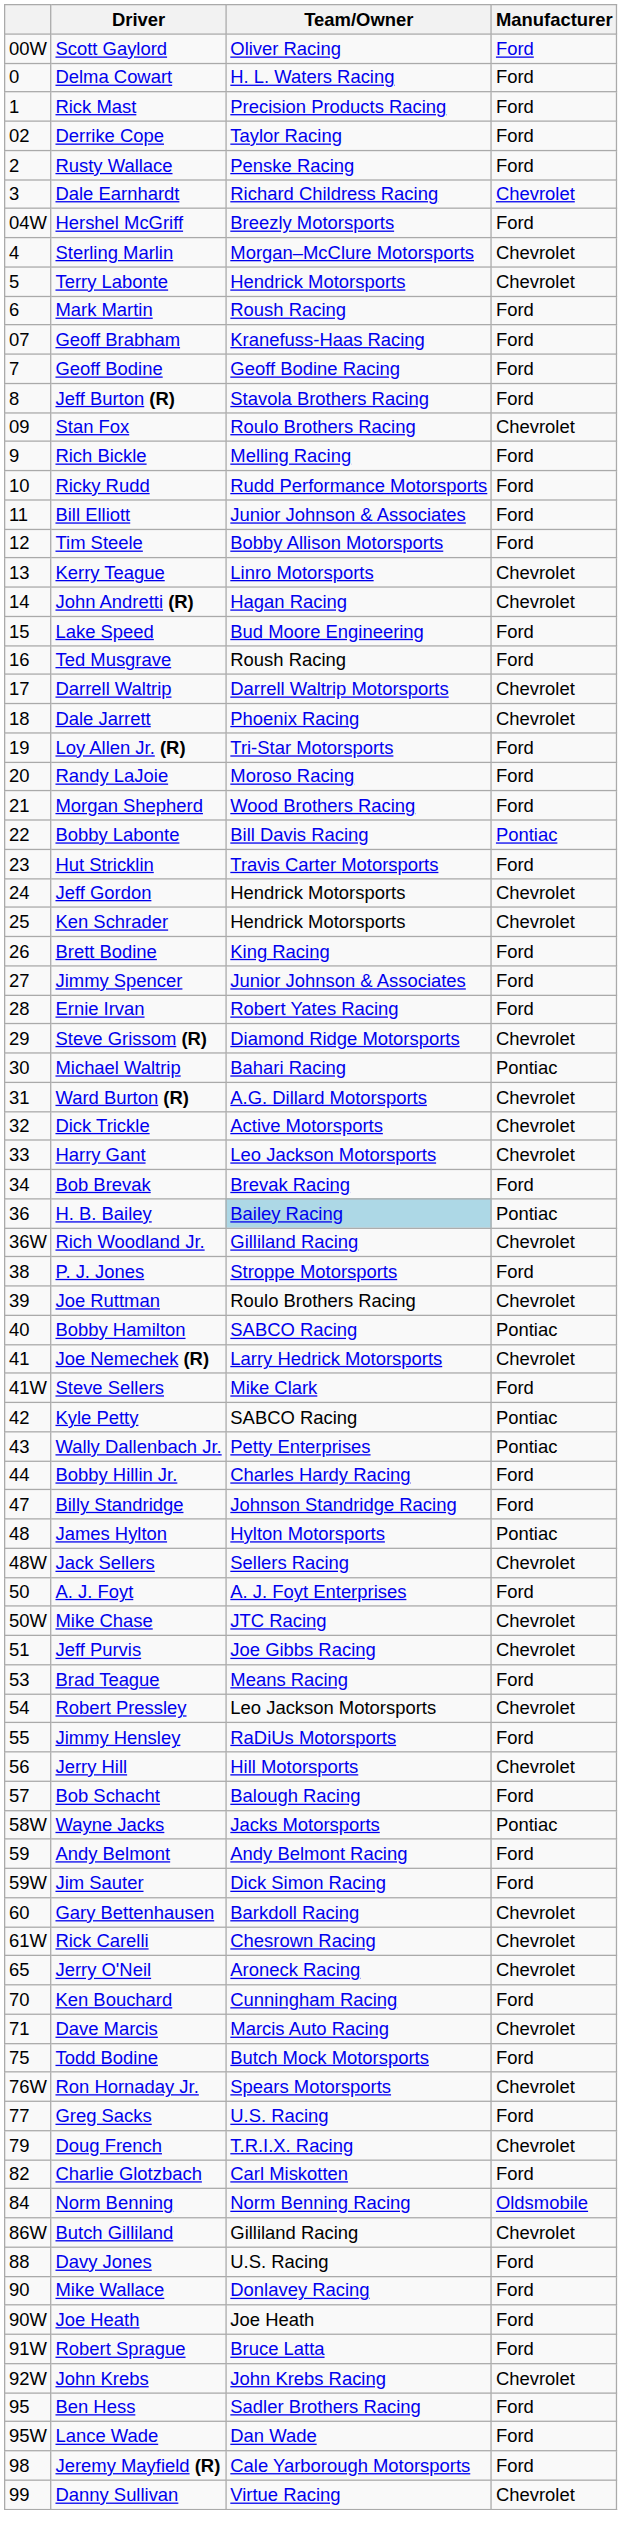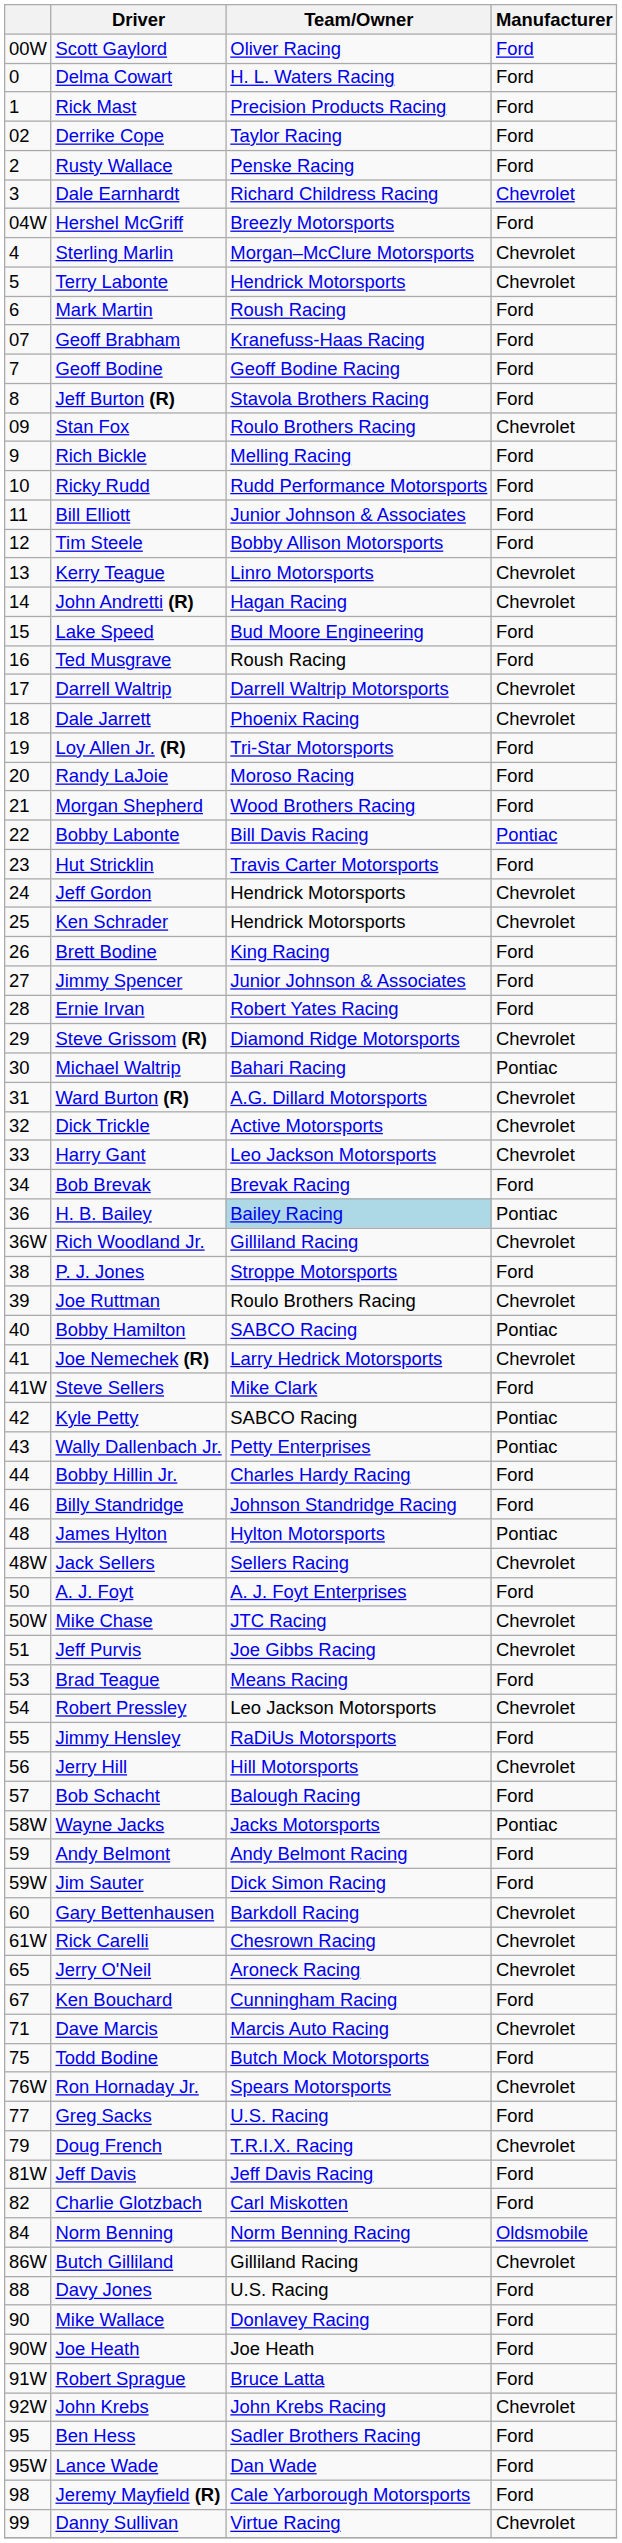(19, 1505) 47 -> (19, 1505) 46
(19, 2000) 70 -> (19, 2000) 67
+ row: (96, 2174)
